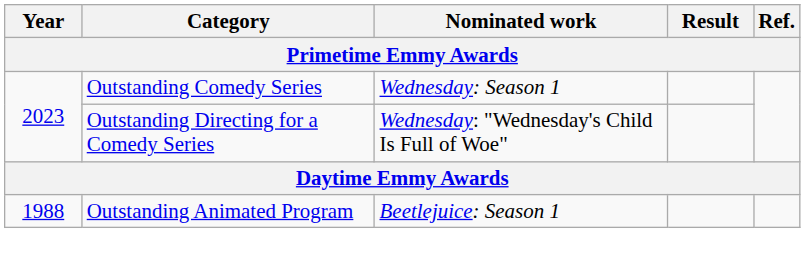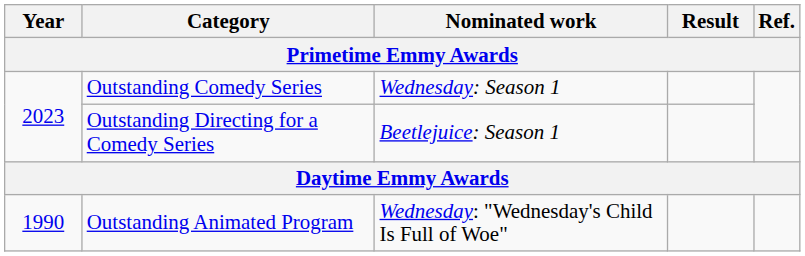(516, 132) Wednesday: "Wednesday's Child Is Full of Woe" -> (470, 132) Beetlejuice: Season 1
(43, 210) 1988 -> (43, 222) 1990
(470, 210) Beetlejuice: Season 1 -> (516, 222) Wednesday: "Wednesday's Child Is Full of Woe"
